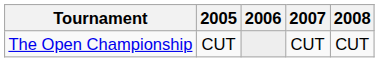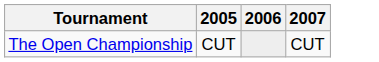- column: (352, 18)
